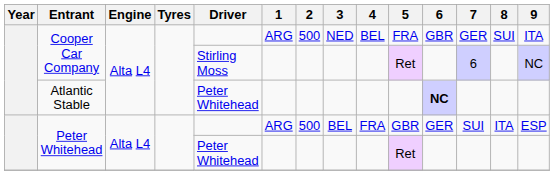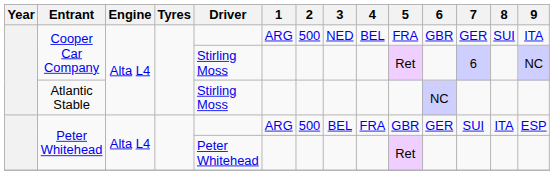(228, 98) Peter Whitehead -> (217, 98) Stirling Moss
(439, 98) bold -> (439, 98) normal
